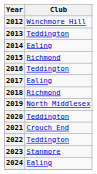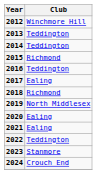(39, 46) Ealing -> (48, 46) Teddington
(48, 116) Teddington -> (39, 116) Ealing
(48, 128) Crouch End -> (39, 128) Ealing
(39, 163) Ealing -> (48, 163) Crouch End
